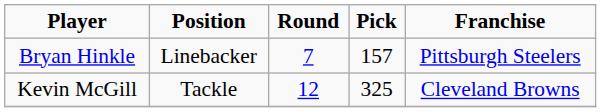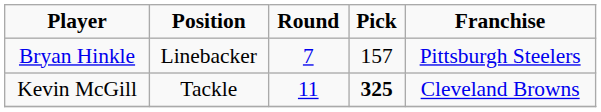(308, 89) 12 -> (308, 89) 11
(377, 89) normal -> (377, 89) bold
